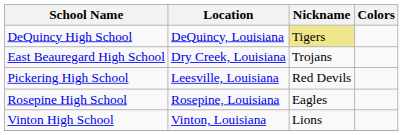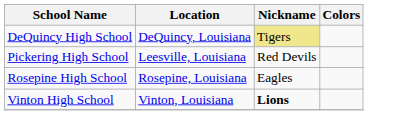- row: (86, 57)
(307, 120) normal -> (273, 99) bold
